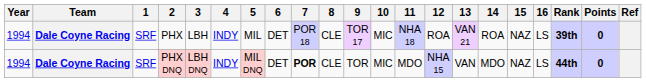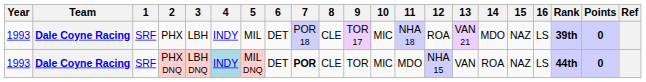(19, 36) 1994 -> (19, 36) 1993
(493, 36) ROA -> (493, 36) MDO
(19, 64) 1994 -> (19, 64) 1993
(226, 64) no background -> (226, 64) lightblue background
(493, 64) MDO -> (493, 64) ROA
